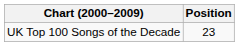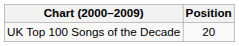(209, 32) 23 -> (209, 32) 20
